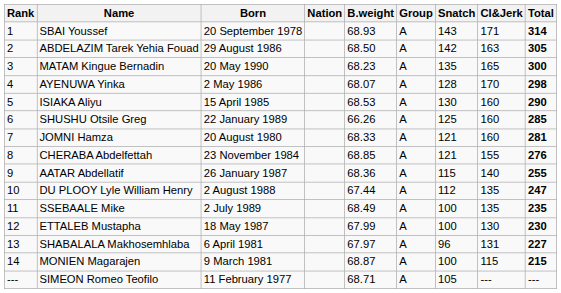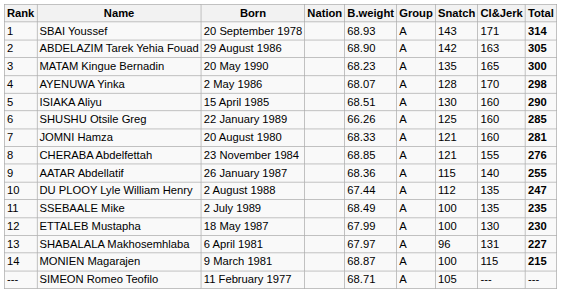(361, 48) 68.50 -> (361, 48) 68.90
(361, 102) 68.53 -> (361, 102) 68.51
